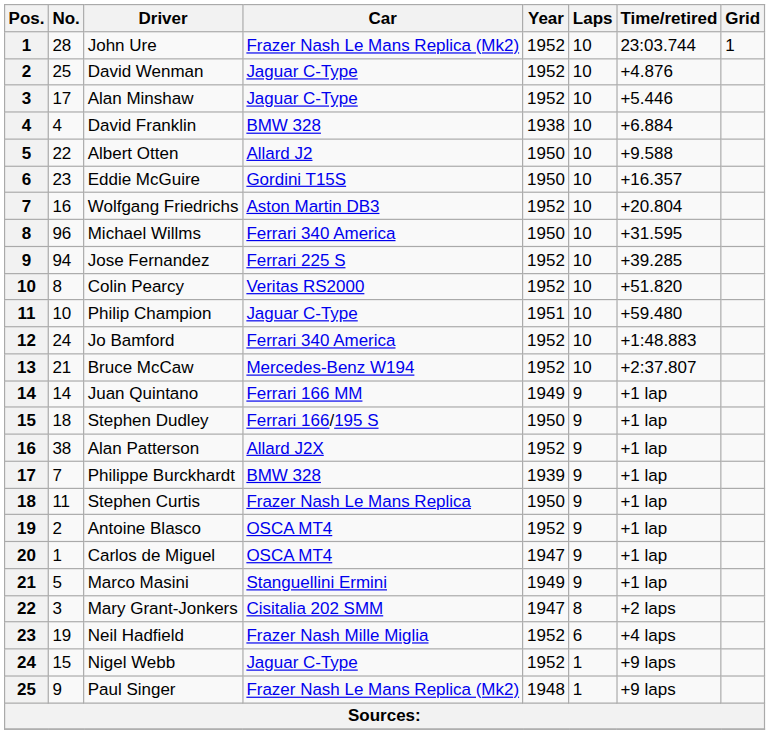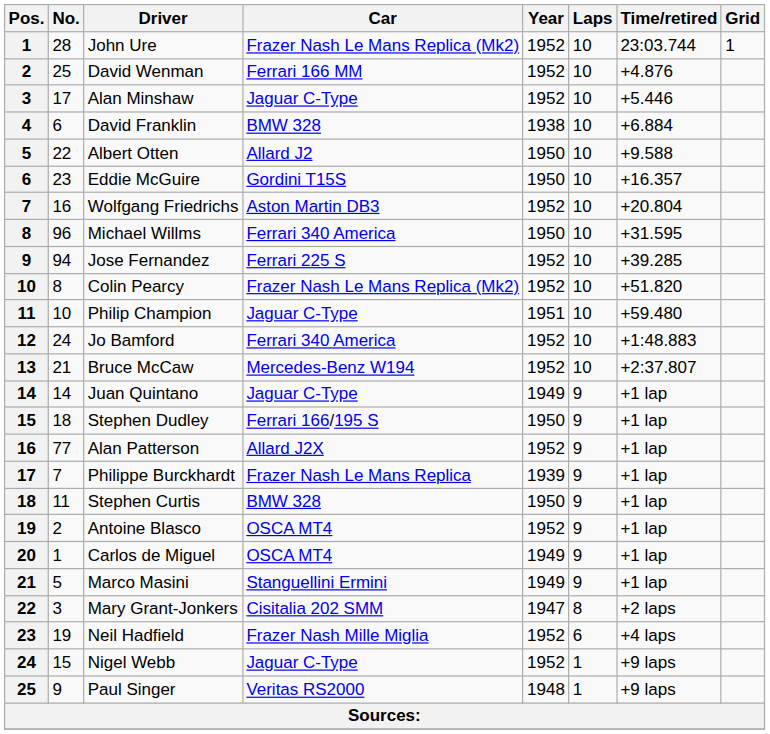(302, 72) Jaguar C-Type -> (304, 72) Ferrari 166 MM
(57, 126) 4 -> (57, 126) 6
(305, 287) Veritas RS2000 -> (383, 287) Frazer Nash Le Mans Replica (Mk2)
(304, 394) Ferrari 166 MM -> (302, 394) Jaguar C-Type
(62, 448) 38 -> (62, 448) 77
(284, 475) BMW 328 -> (359, 475) Frazer Nash Le Mans Replica
(359, 502) Frazer Nash Le Mans Replica -> (284, 502) BMW 328
(546, 555) 1947 -> (546, 555) 1949
(383, 690) Frazer Nash Le Mans Replica (Mk2) -> (305, 690) Veritas RS2000
